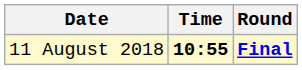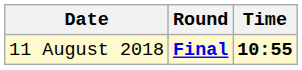columns swapped: (201, 20) <-> (265, 20)
